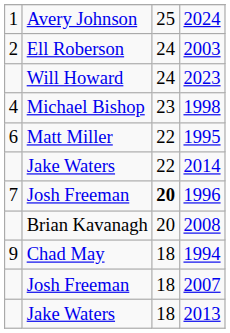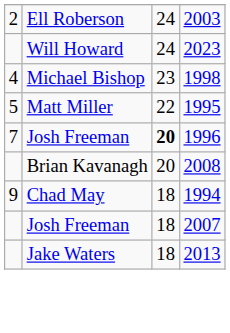- row: (202, 19)
(13, 136) 6 -> (13, 107) 5
- row: (202, 166)
